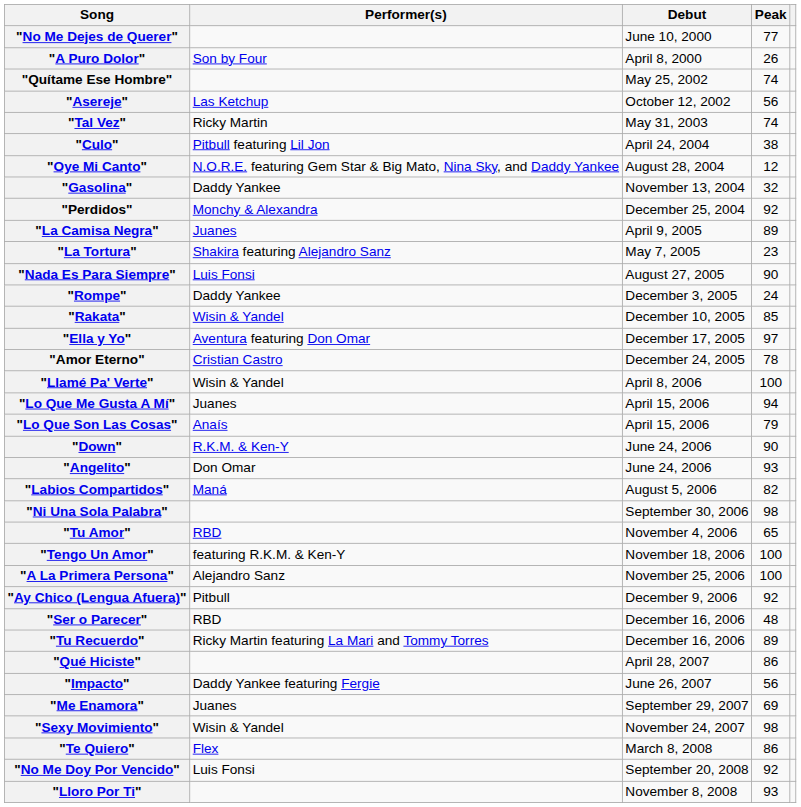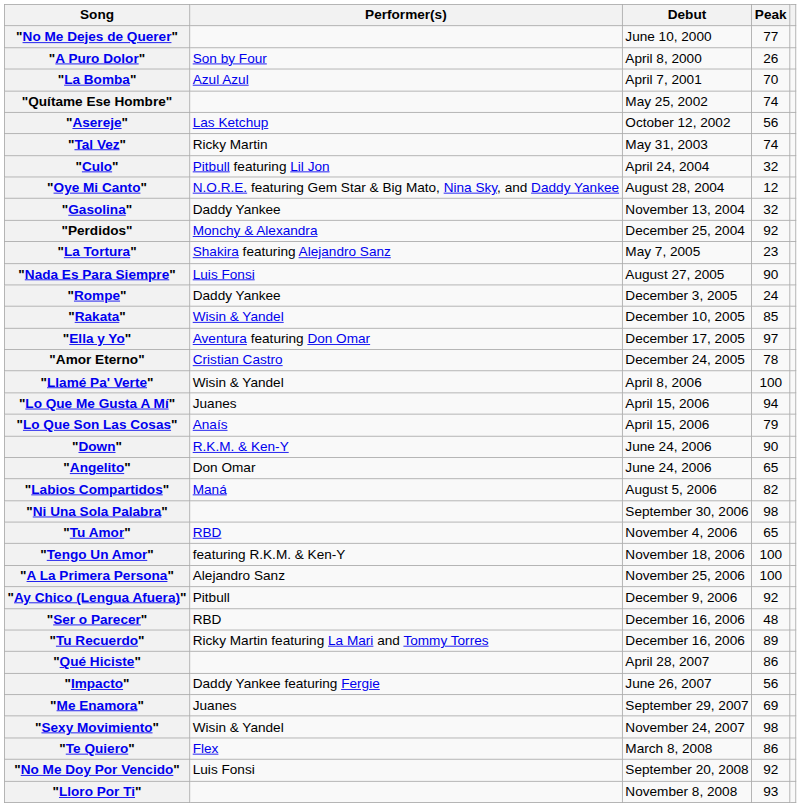+ row: (97, 79)
(771, 144) 38 -> (771, 166) 32
- row: (97, 230)
(771, 468) 93 -> (771, 468) 65
